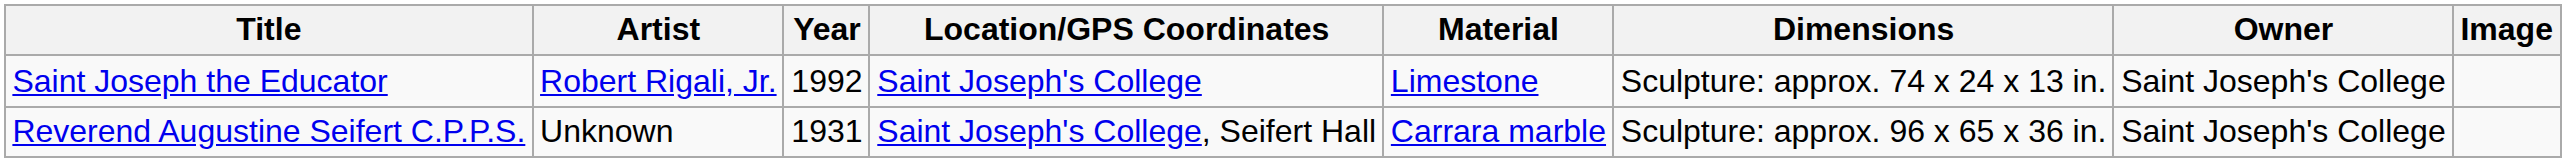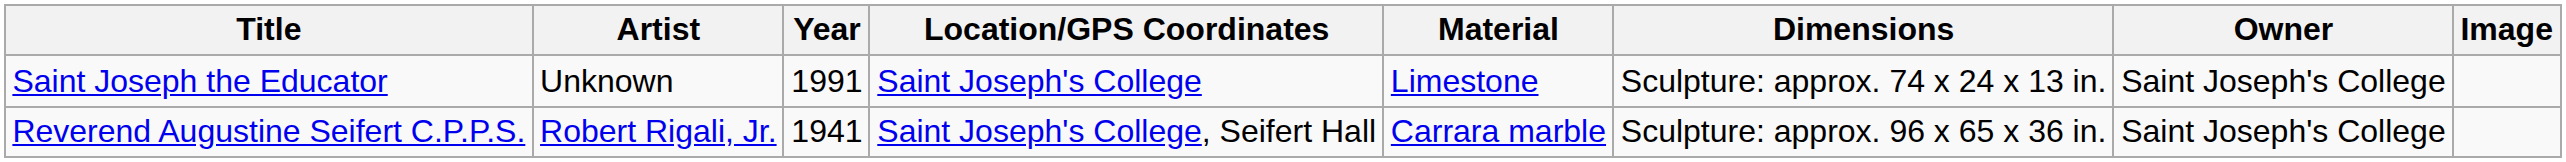(658, 80) Robert Rigali, Jr. -> (607, 80) Unknown
(827, 80) 1992 -> (827, 80) 1991
(607, 131) Unknown -> (658, 131) Robert Rigali, Jr.
(827, 131) 1931 -> (827, 131) 1941
